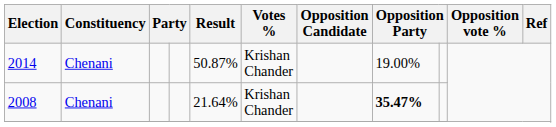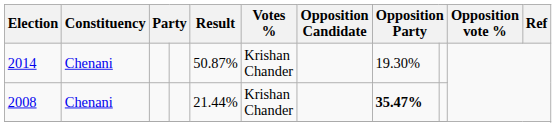(398, 63) 19.00% -> (398, 63) 19.30%
(215, 102) 21.64% -> (215, 102) 21.44%
